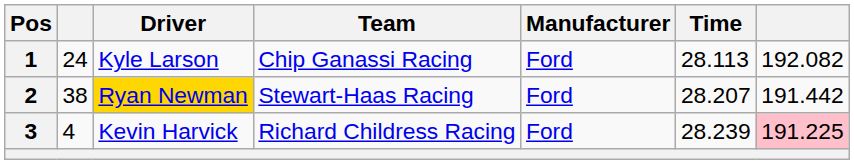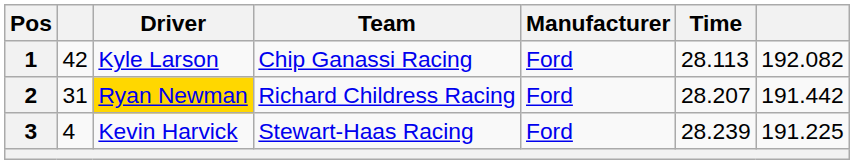(75, 59) 24 -> (75, 59) 42
(75, 95) 38 -> (75, 95) 31
(366, 95) Stewart-Haas Racing -> (387, 95) Richard Childress Racing
(387, 131) Richard Childress Racing -> (366, 131) Stewart-Haas Racing
(802, 131) pink background -> (802, 131) no background
